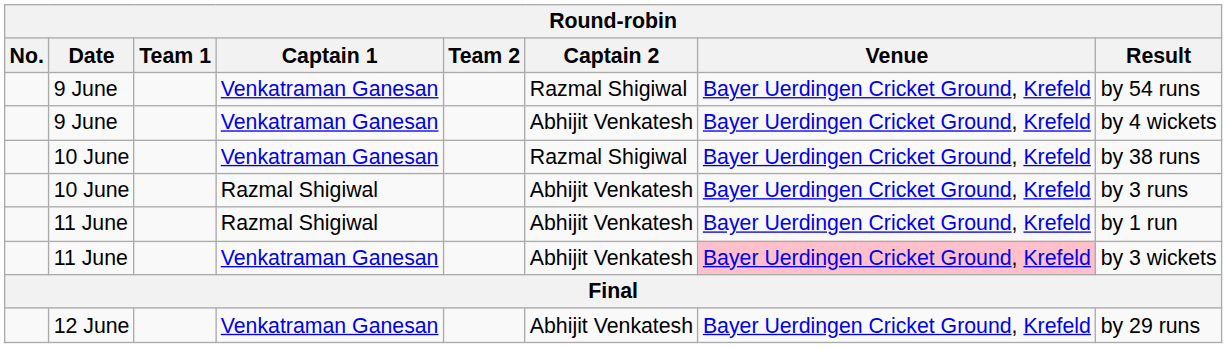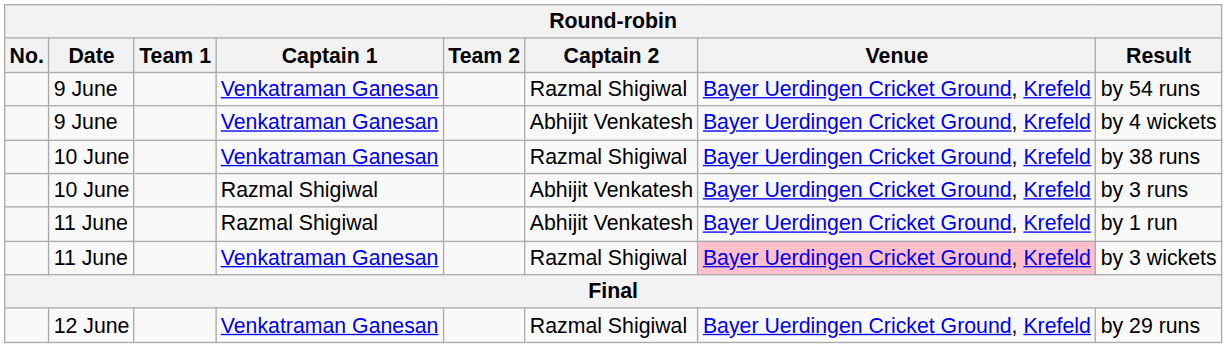(611, 257) Abhijit Venkatesh -> (608, 257) Razmal Shigiwal
(611, 325) Abhijit Venkatesh -> (608, 325) Razmal Shigiwal
